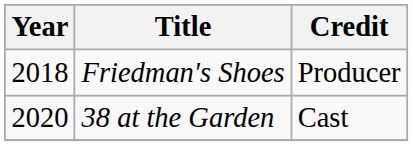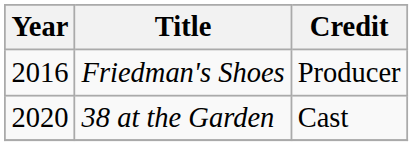(40, 72) 2018 -> (40, 72) 2016
